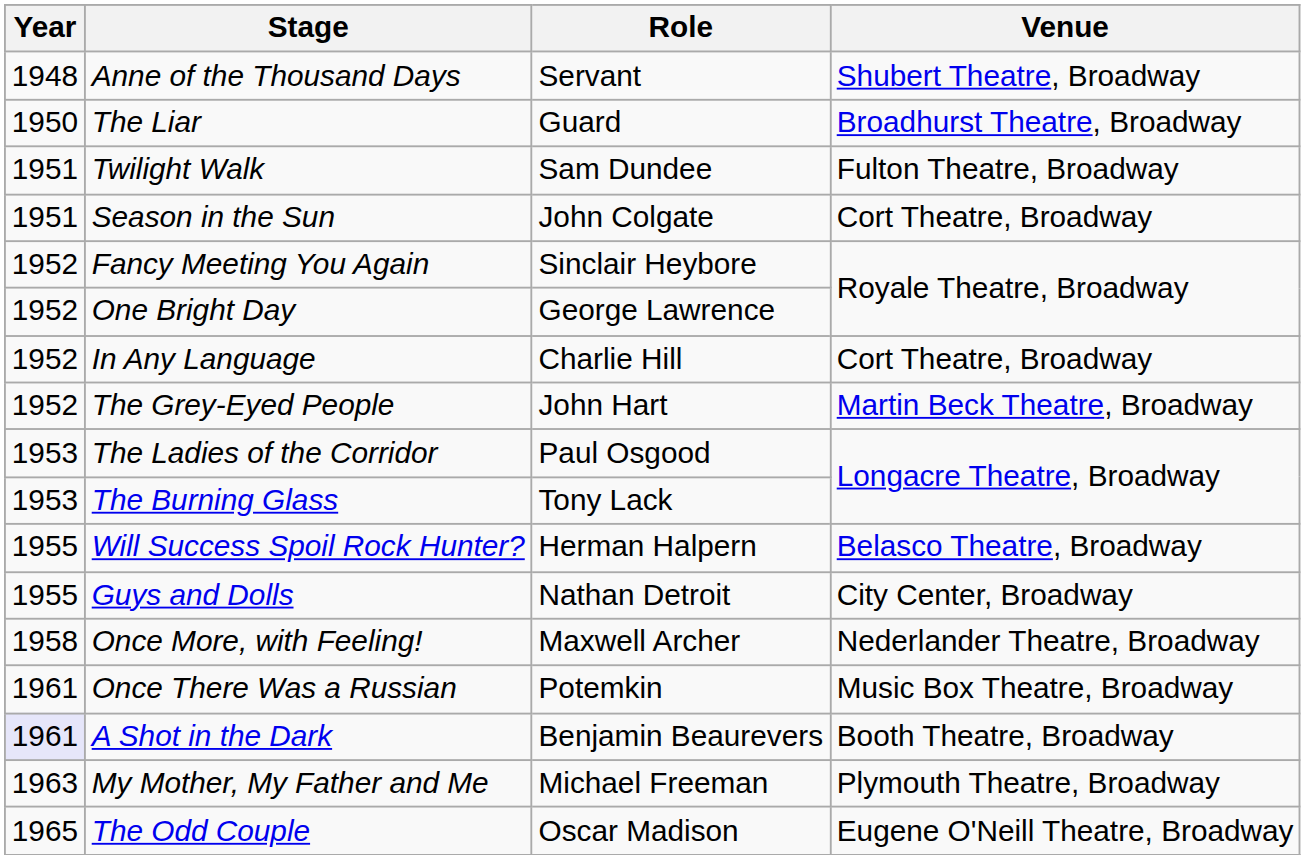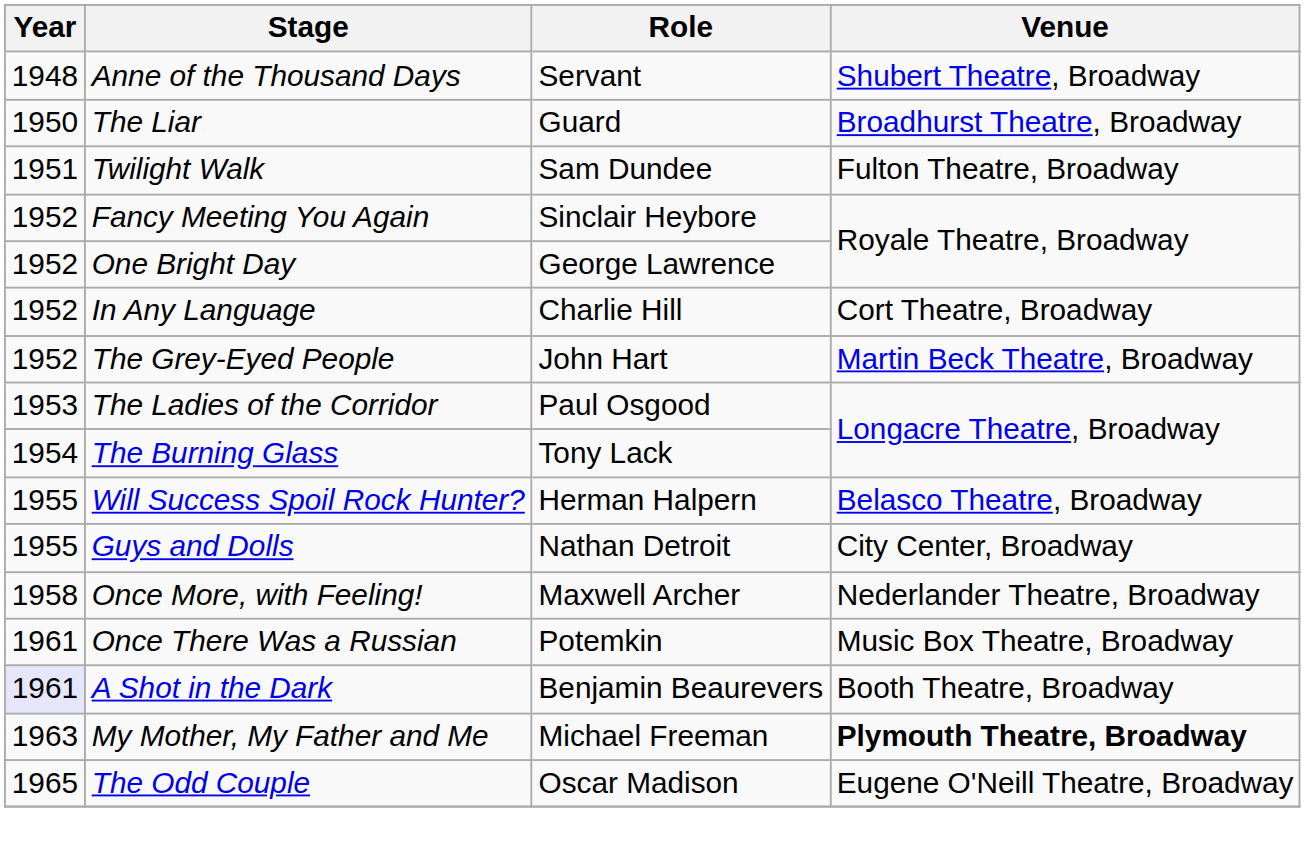- row: (213, 216)
(45, 500) 1953 -> (45, 452) 1954
(1028, 783) normal -> (1042, 736) bold
